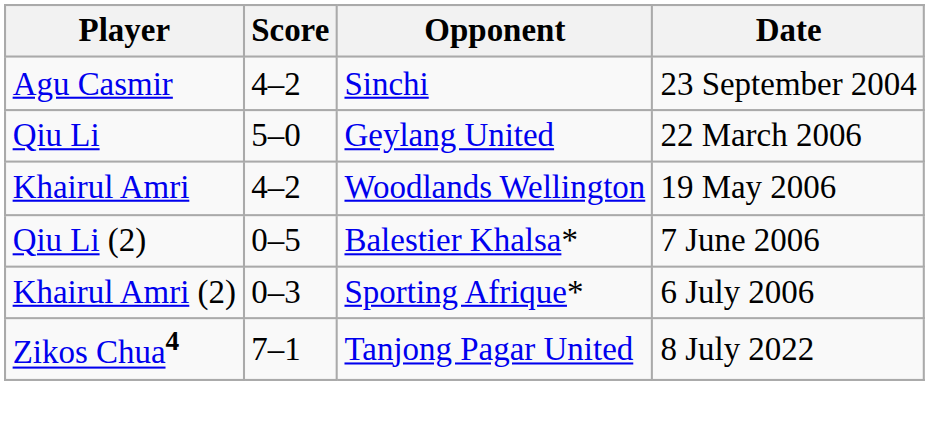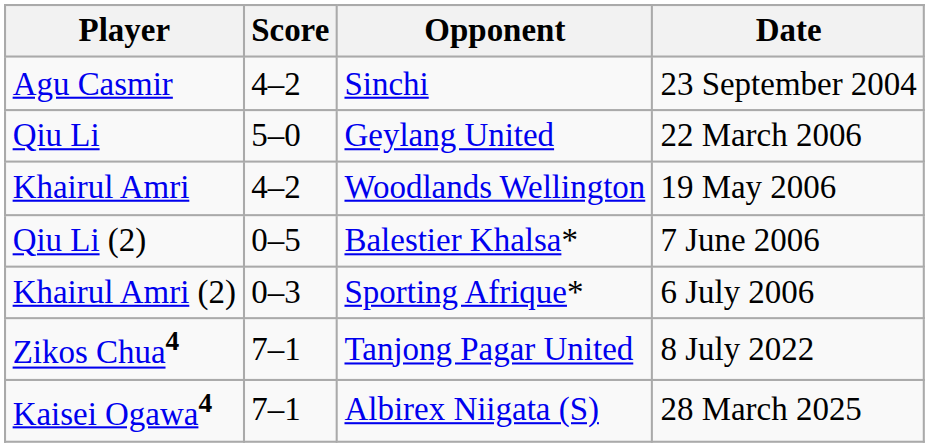+ row: (112, 409)
